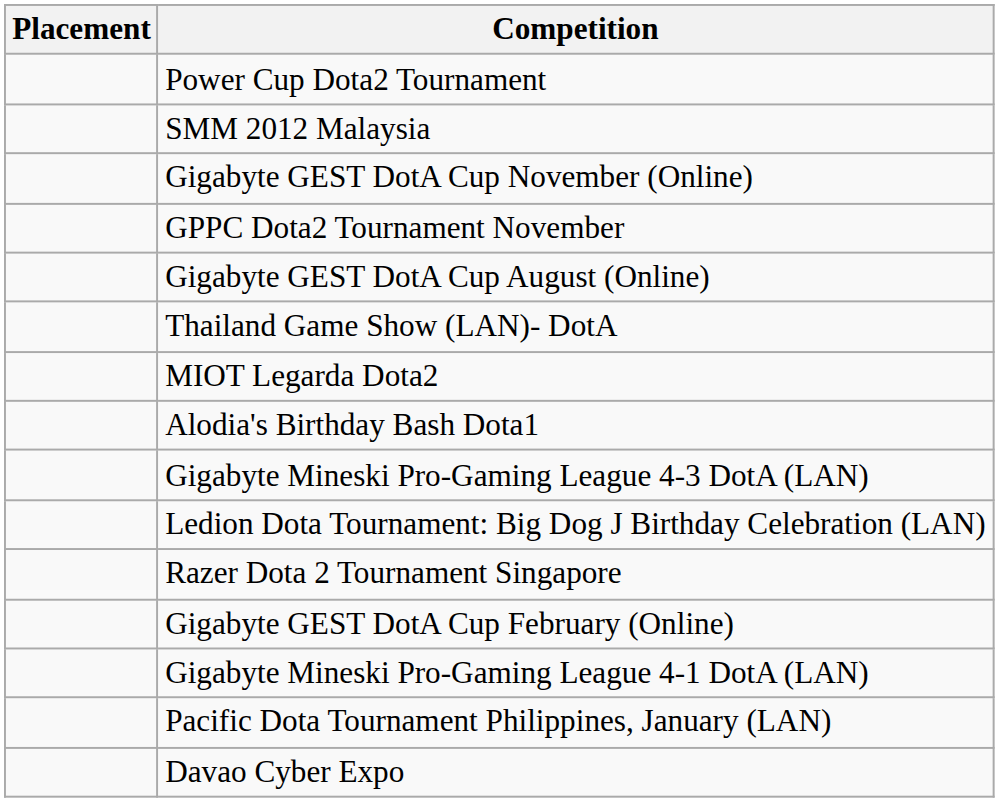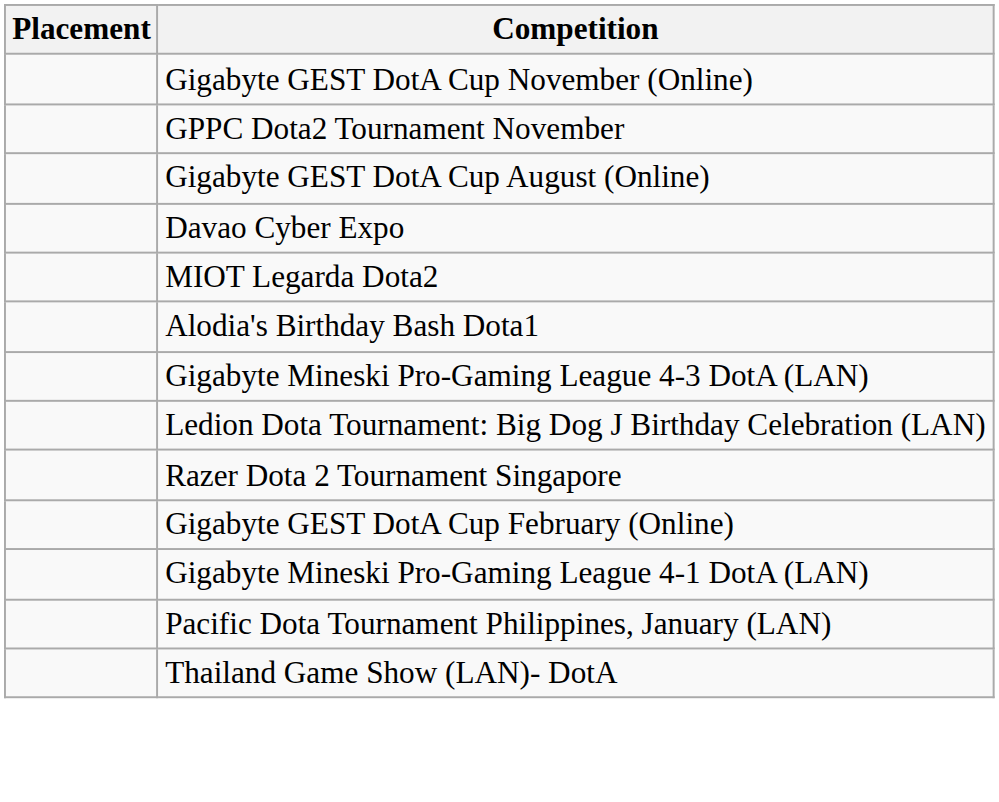- row: (356, 78)
- row: (298, 128)
rows swapped: (285, 771) <-> (391, 326)
